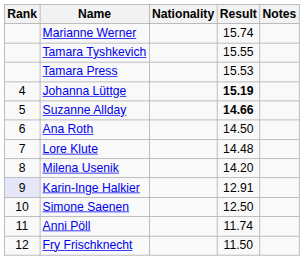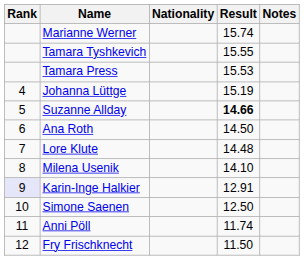(238, 91) bold -> (238, 91) normal
(238, 168) 14.20 -> (238, 168) 14.10
